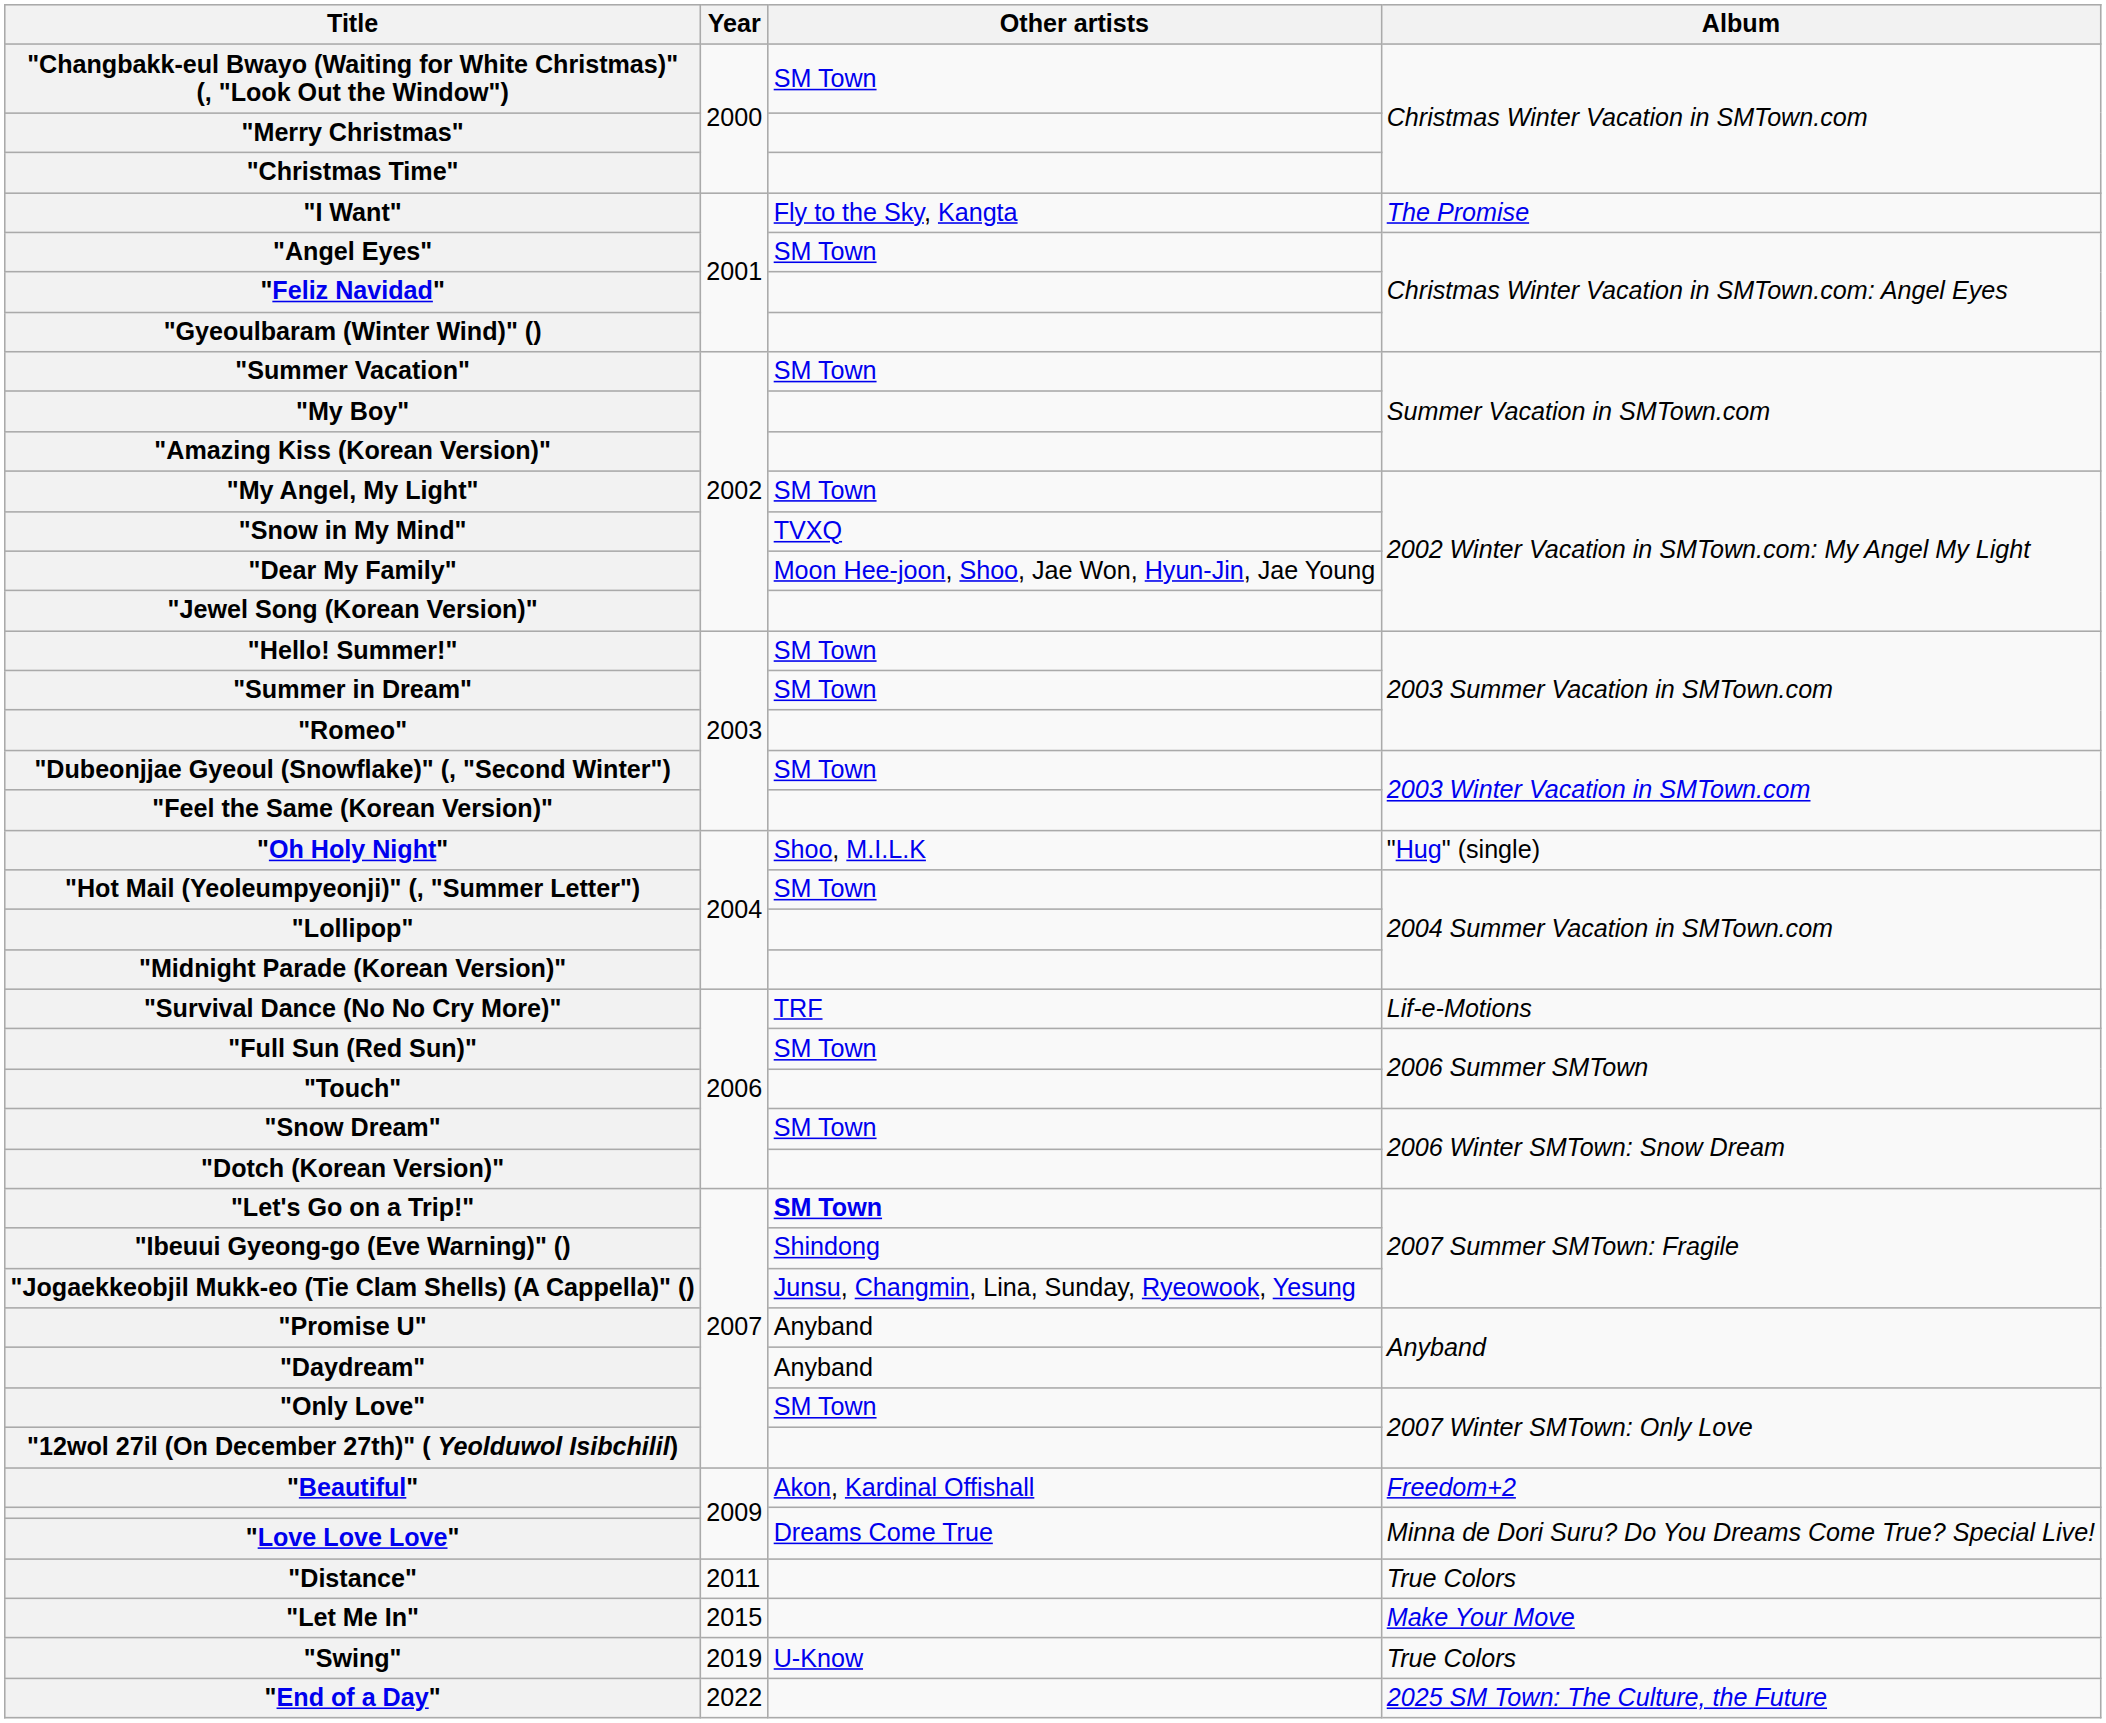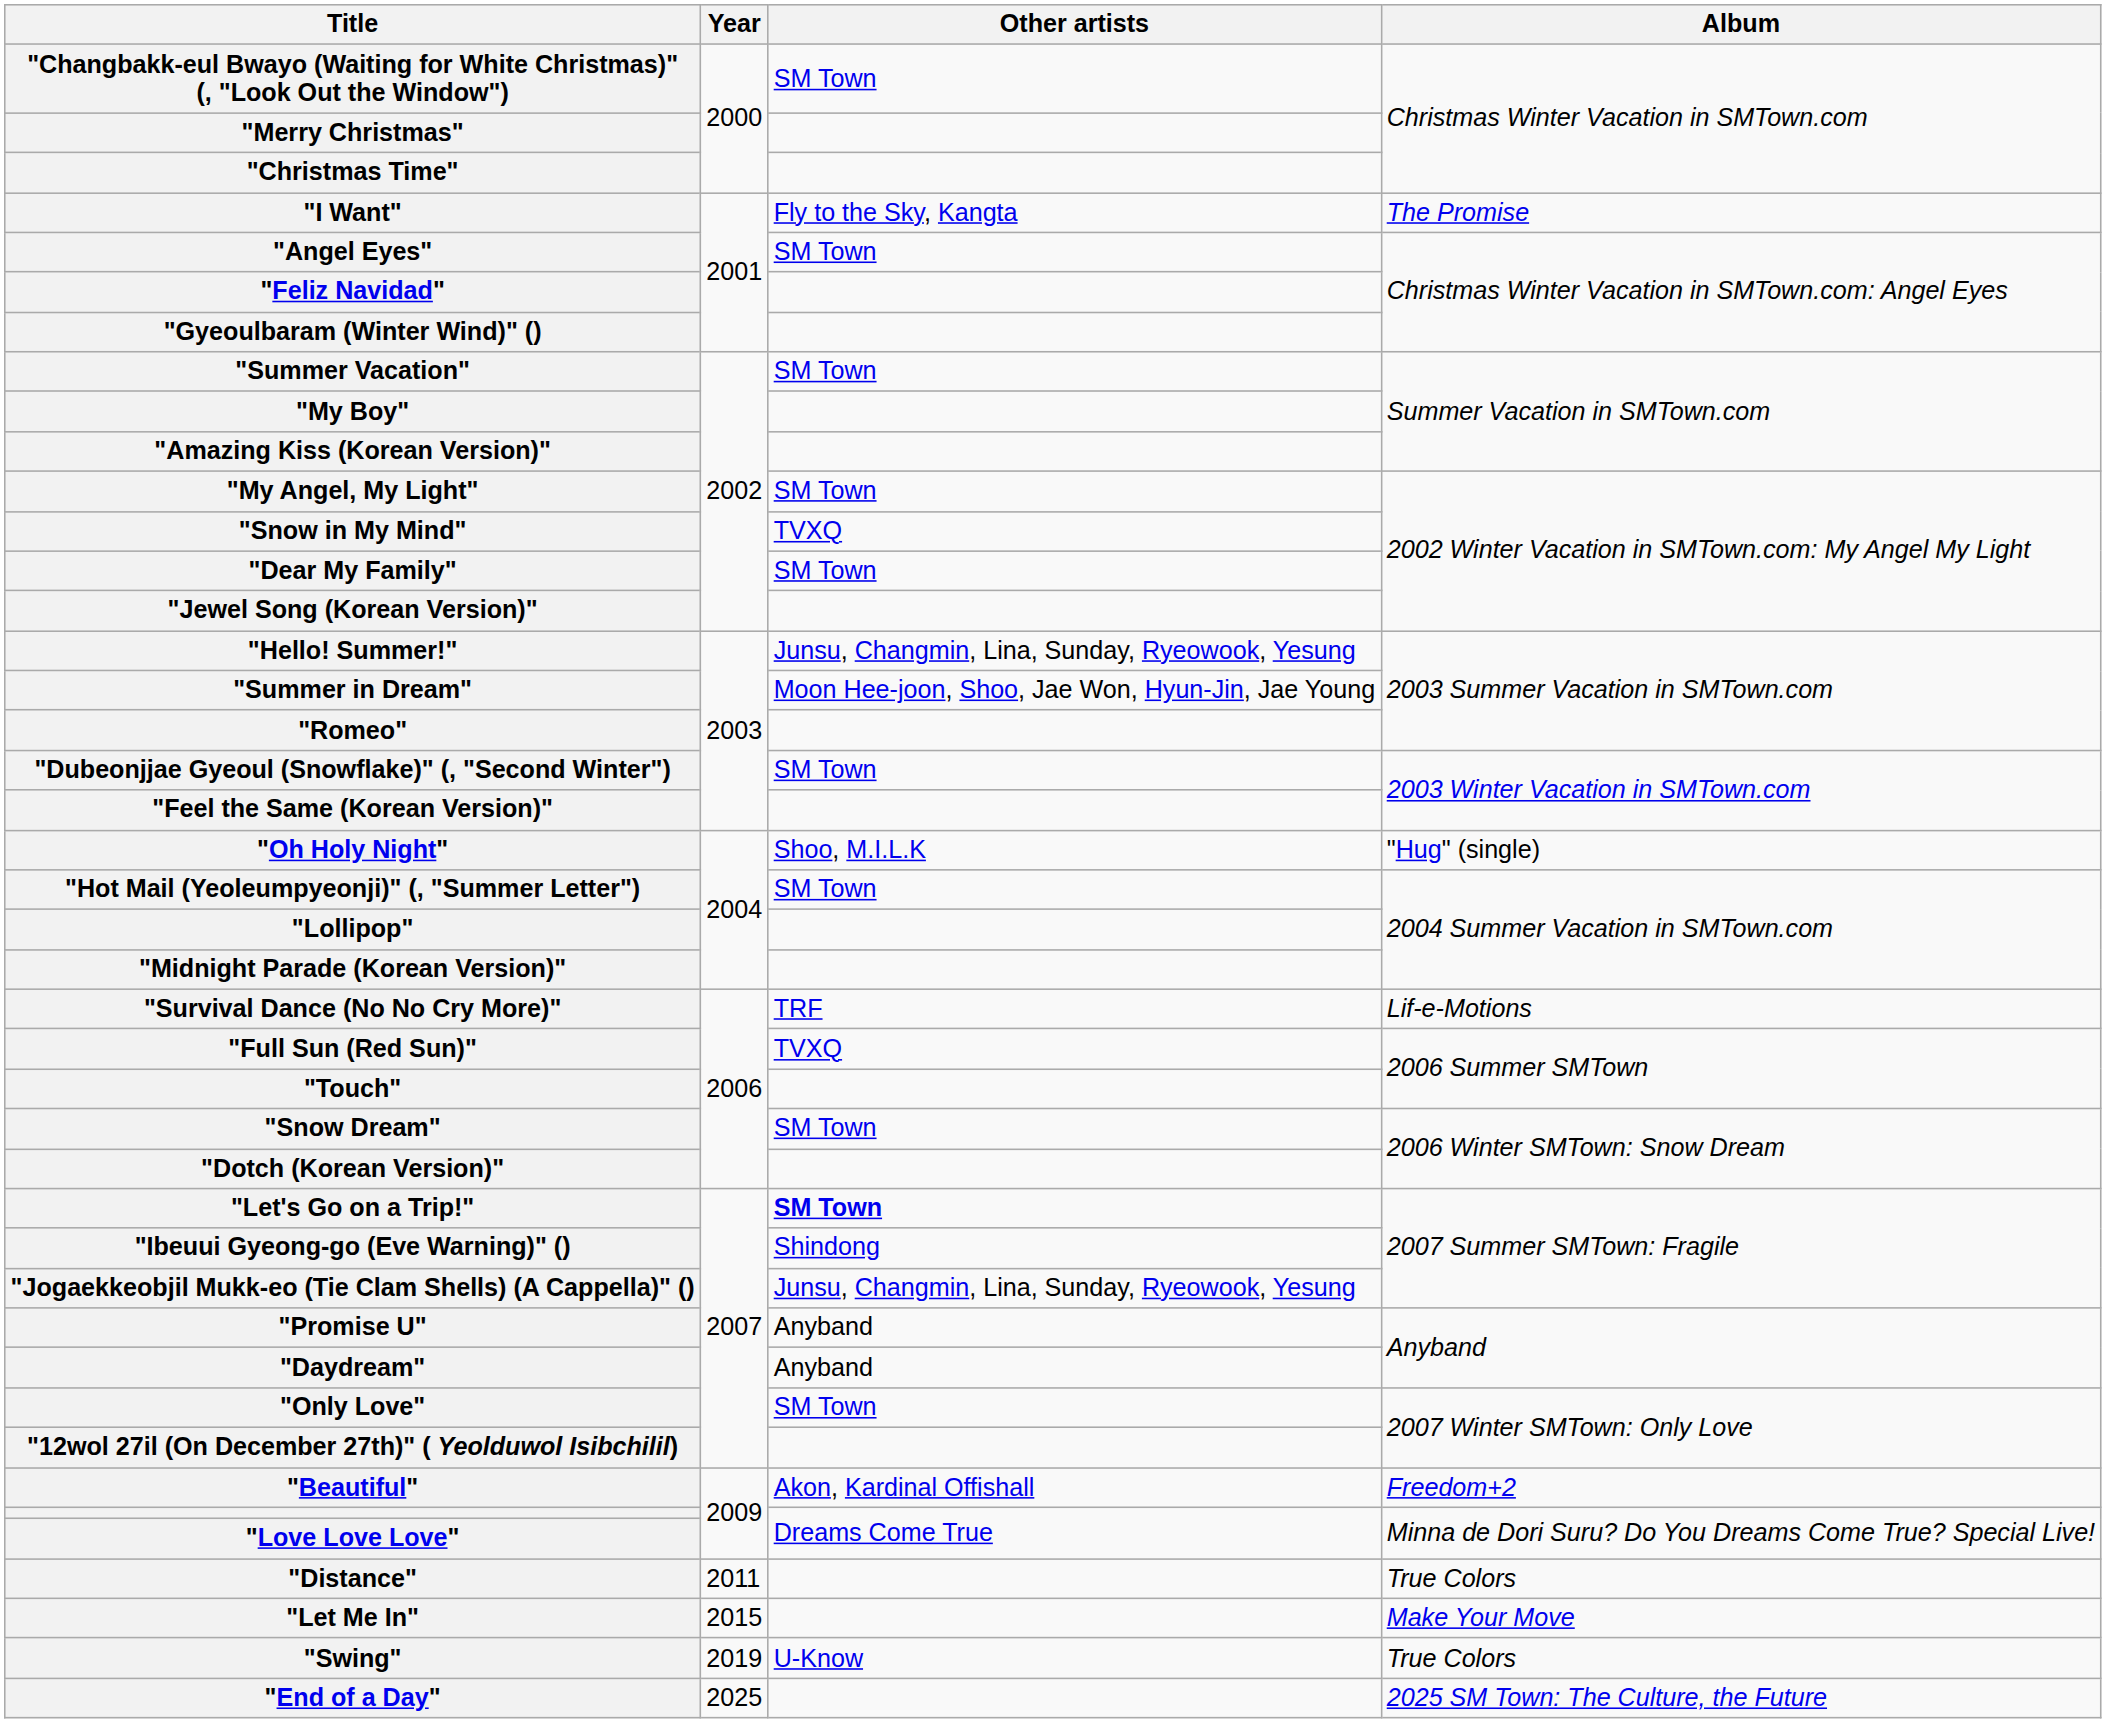(1074, 570) Moon Hee-joon, Shoo, Jae Won, Hyun-Jin, Jae Young -> (825, 570) SM Town
(825, 650) SM Town -> (1065, 650) Junsu, Changmin, Lina, Sunday, Ryeowook, Yesung
(825, 690) SM Town -> (1074, 690) Moon Hee-joon, Shoo, Jae Won, Hyun-Jin, Jae Young
(825, 1048) SM Town -> (808, 1048) TVXQ
(734, 1697) 2022 -> (734, 1697) 2025
